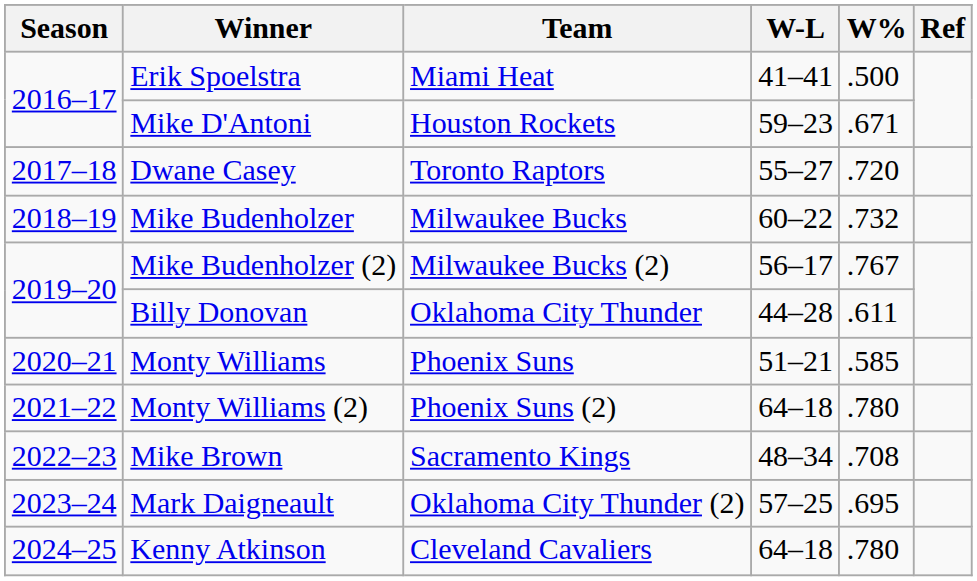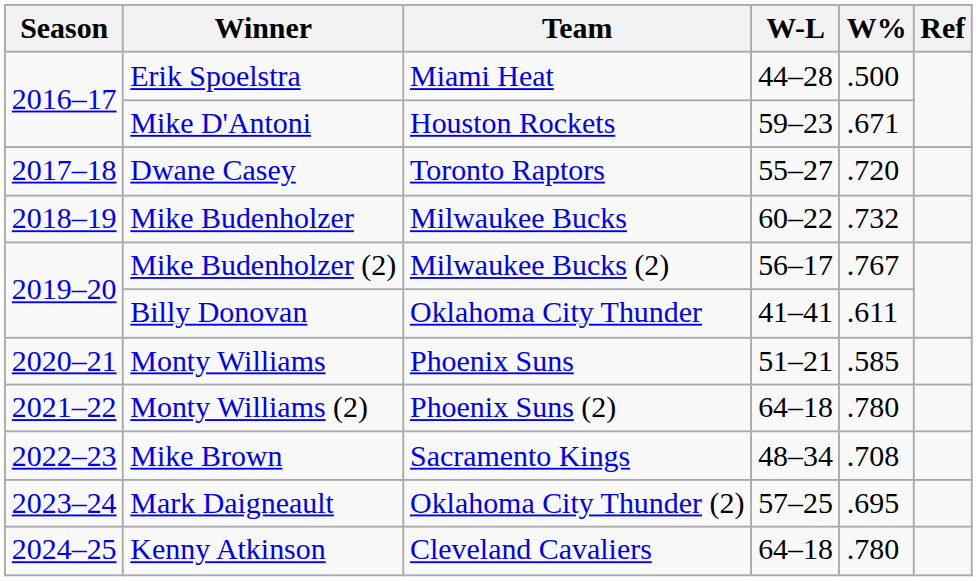(796, 75) 41–41 -> (796, 75) 44–28
(796, 312) 44–28 -> (796, 312) 41–41
